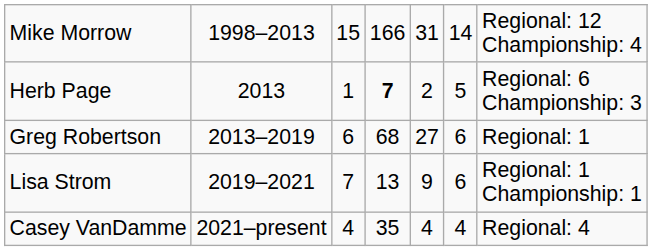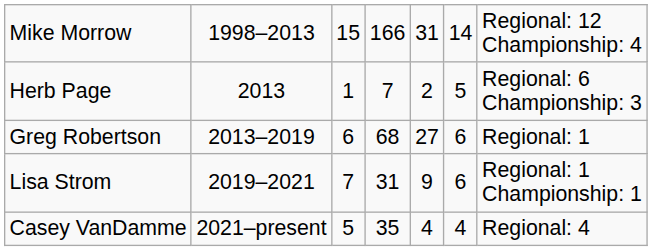(388, 91) bold -> (388, 91) normal
(388, 182) 13 -> (388, 182) 31
(348, 228) 4 -> (348, 228) 5
